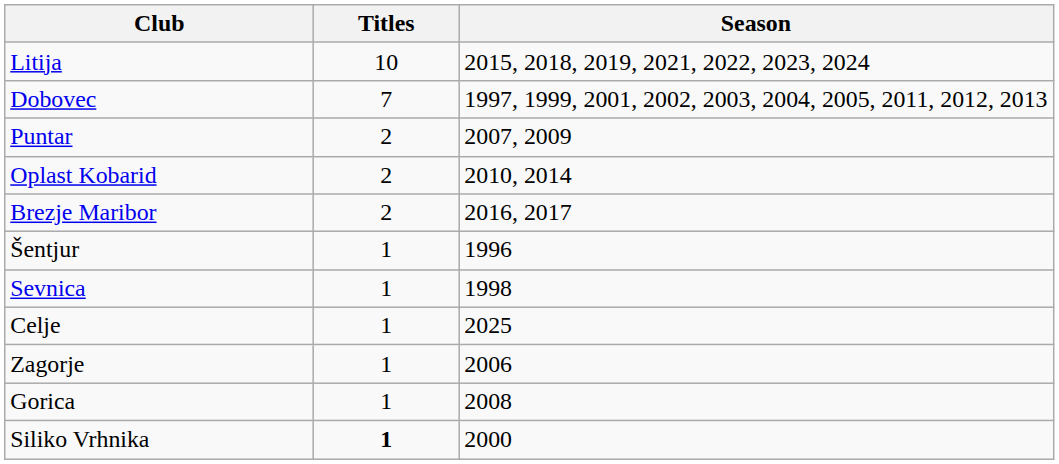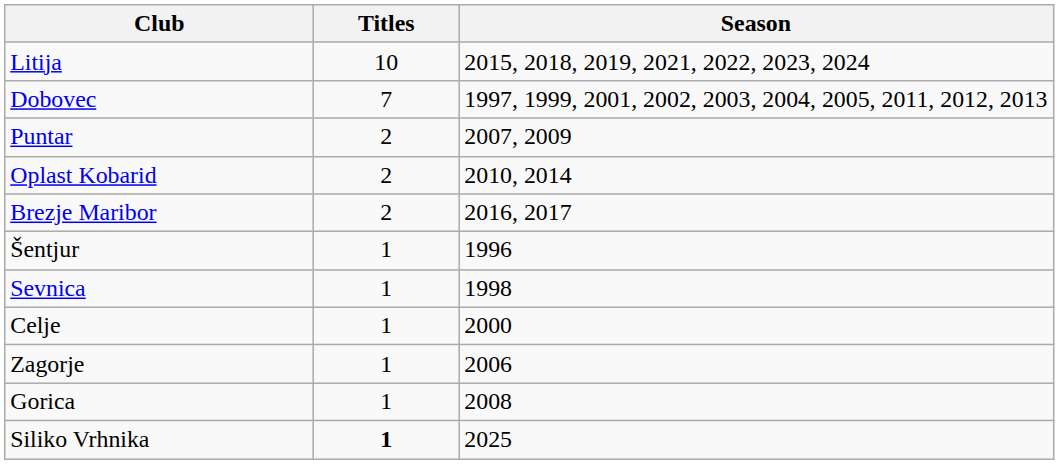(488, 325) 2025 -> (488, 325) 2000
(488, 439) 2000 -> (488, 439) 2025
